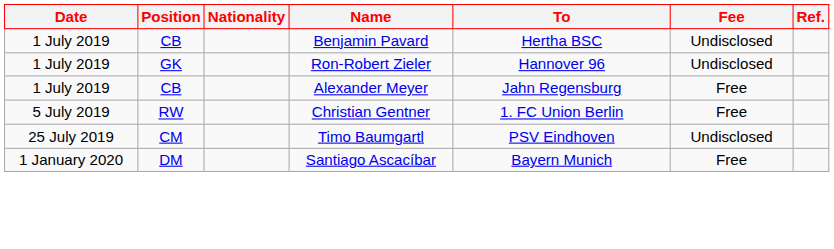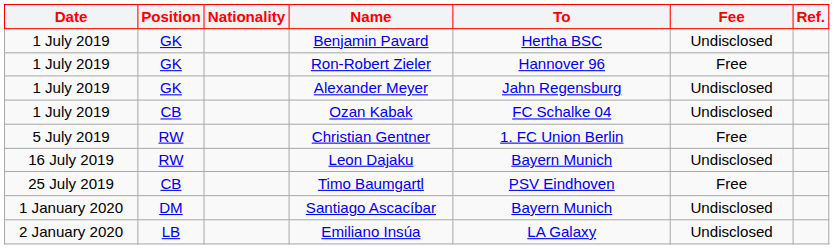(171, 41) CB -> (171, 41) GK
(732, 65) Undisclosed -> (732, 65) Free
(171, 89) CB -> (171, 89) GK
(732, 89) Free -> (732, 89) Undisclosed
+ row: (371, 112)
+ row: (371, 160)
(171, 136) CM -> (171, 184) CB
(732, 136) Undisclosed -> (732, 184) Free
(732, 160) Free -> (732, 208) Undisclosed
+ row: (371, 232)
